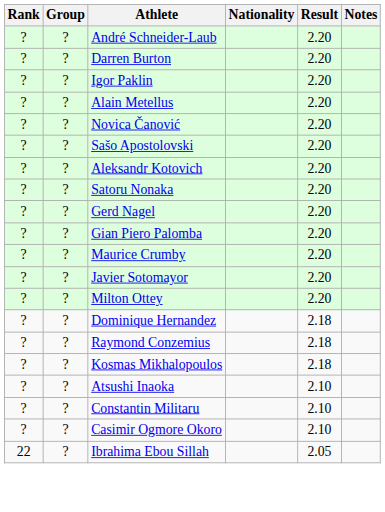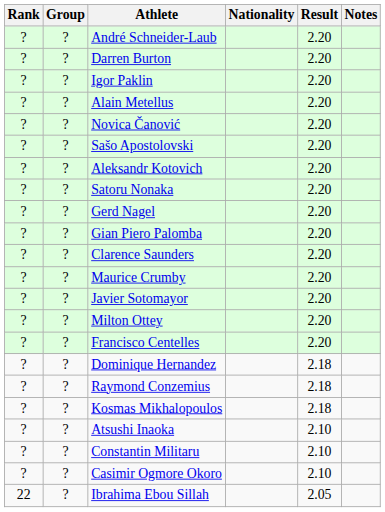+ row: (143, 255)
+ row: (145, 342)
